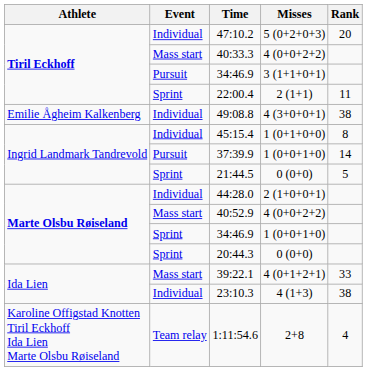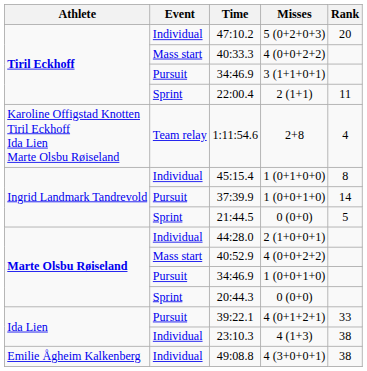rows swapped: (235, 114) <-> (235, 335)
(168, 234) Sprint -> (170, 277) Pursuit
(178, 274) Mass start -> (170, 317) Pursuit
